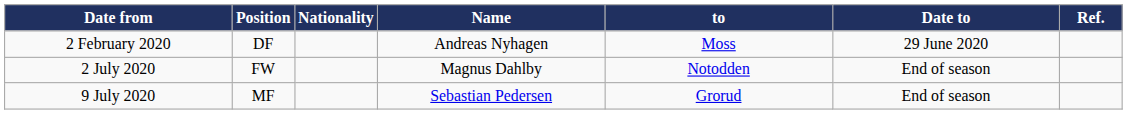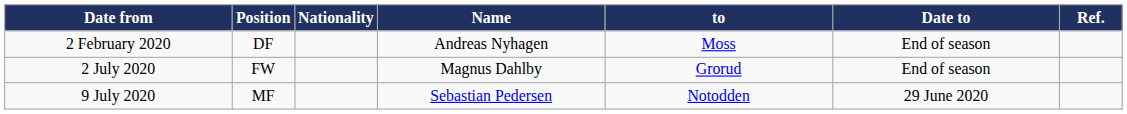(946, 44) 29 June 2020 -> (946, 44) End of season
(719, 70) Notodden -> (719, 70) Grorud
(719, 96) Grorud -> (719, 96) Notodden
(946, 96) End of season -> (946, 96) 29 June 2020
